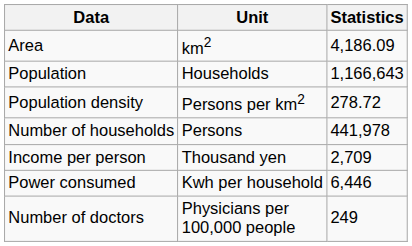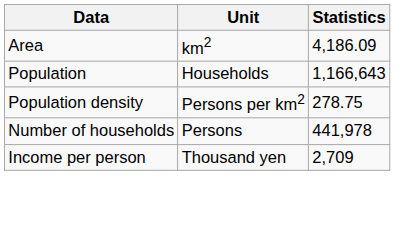(356, 102) 278.72 -> (338, 102) 278.75
- row: (72, 183)
- row: (76, 218)
